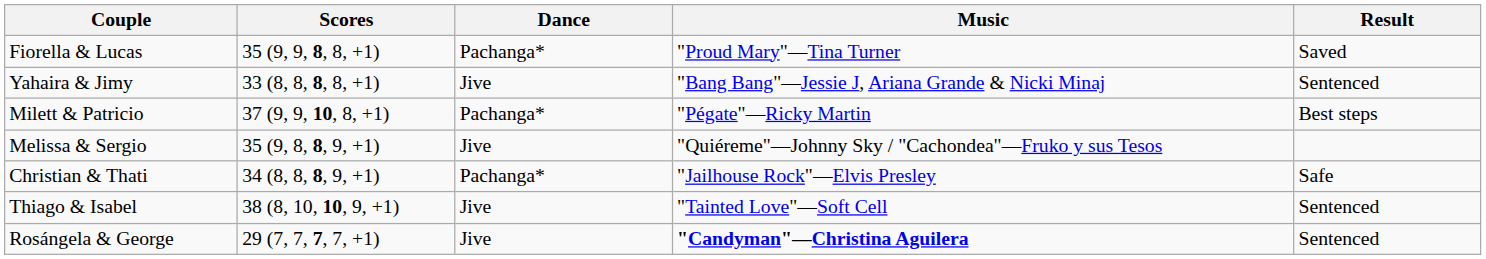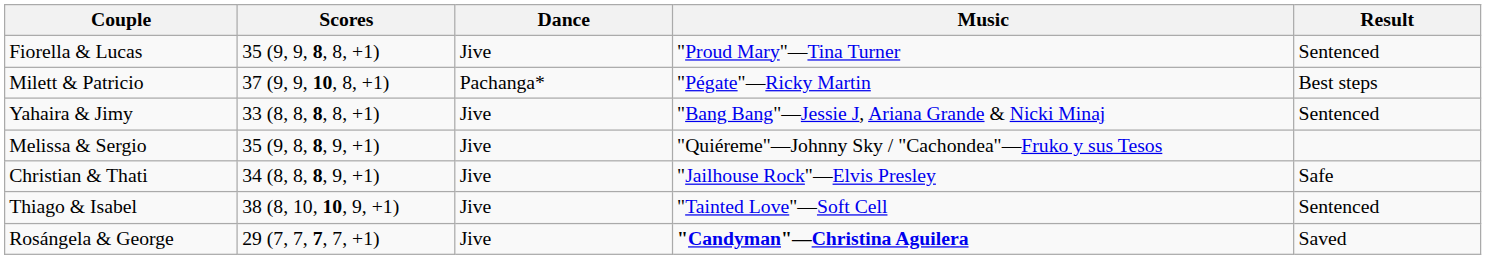(502, 51) Pachanga* -> (475, 51) Jive
(1323, 51) Saved -> (1339, 51) Sentenced
rows swapped: (71, 82) <-> (76, 113)
(502, 176) Pachanga* -> (475, 176) Jive
(1339, 238) Sentenced -> (1323, 238) Saved
